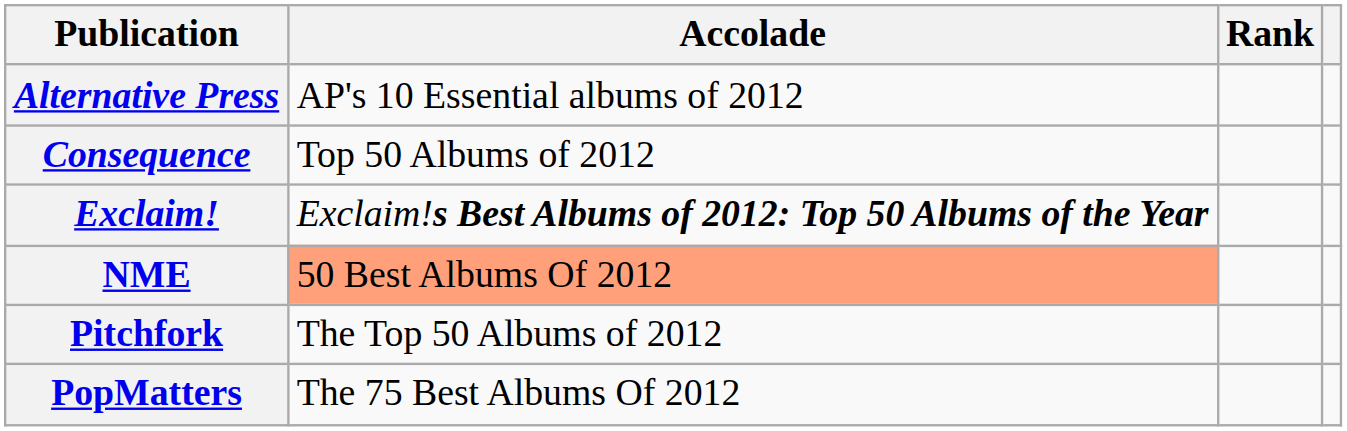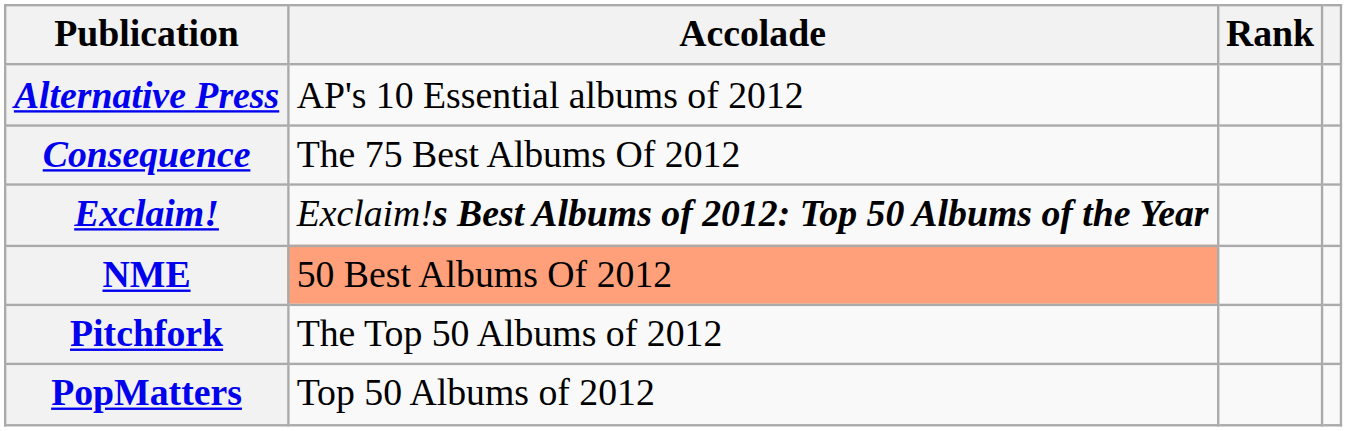(476, 154) Top 50 Albums of 2012 -> (518, 154) The 75 Best Albums Of 2012
(518, 393) The 75 Best Albums Of 2012 -> (476, 393) Top 50 Albums of 2012
